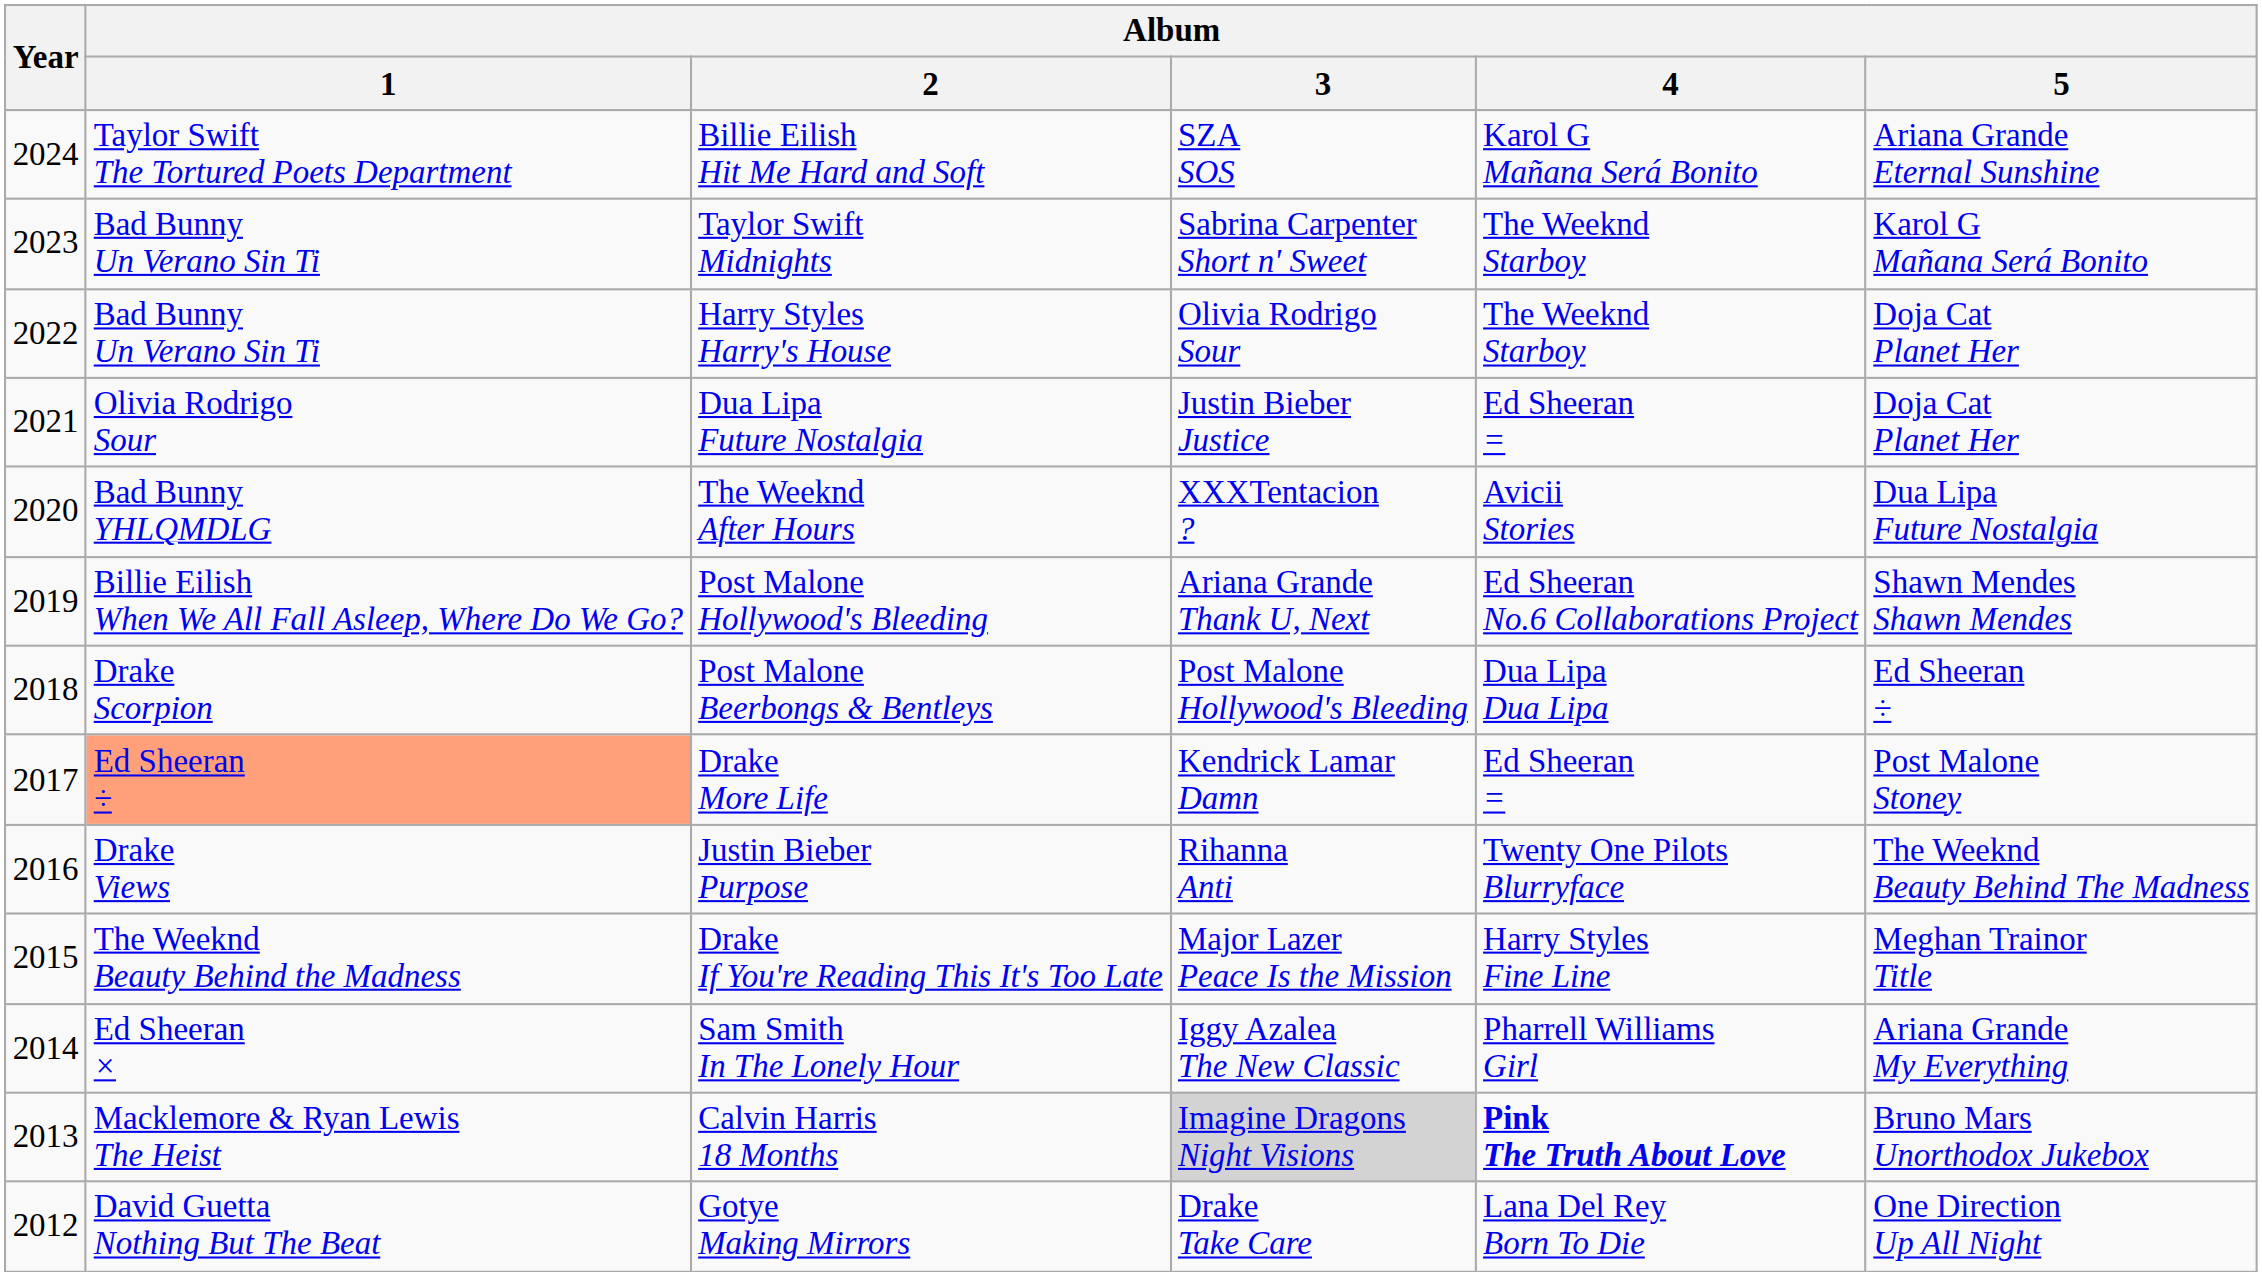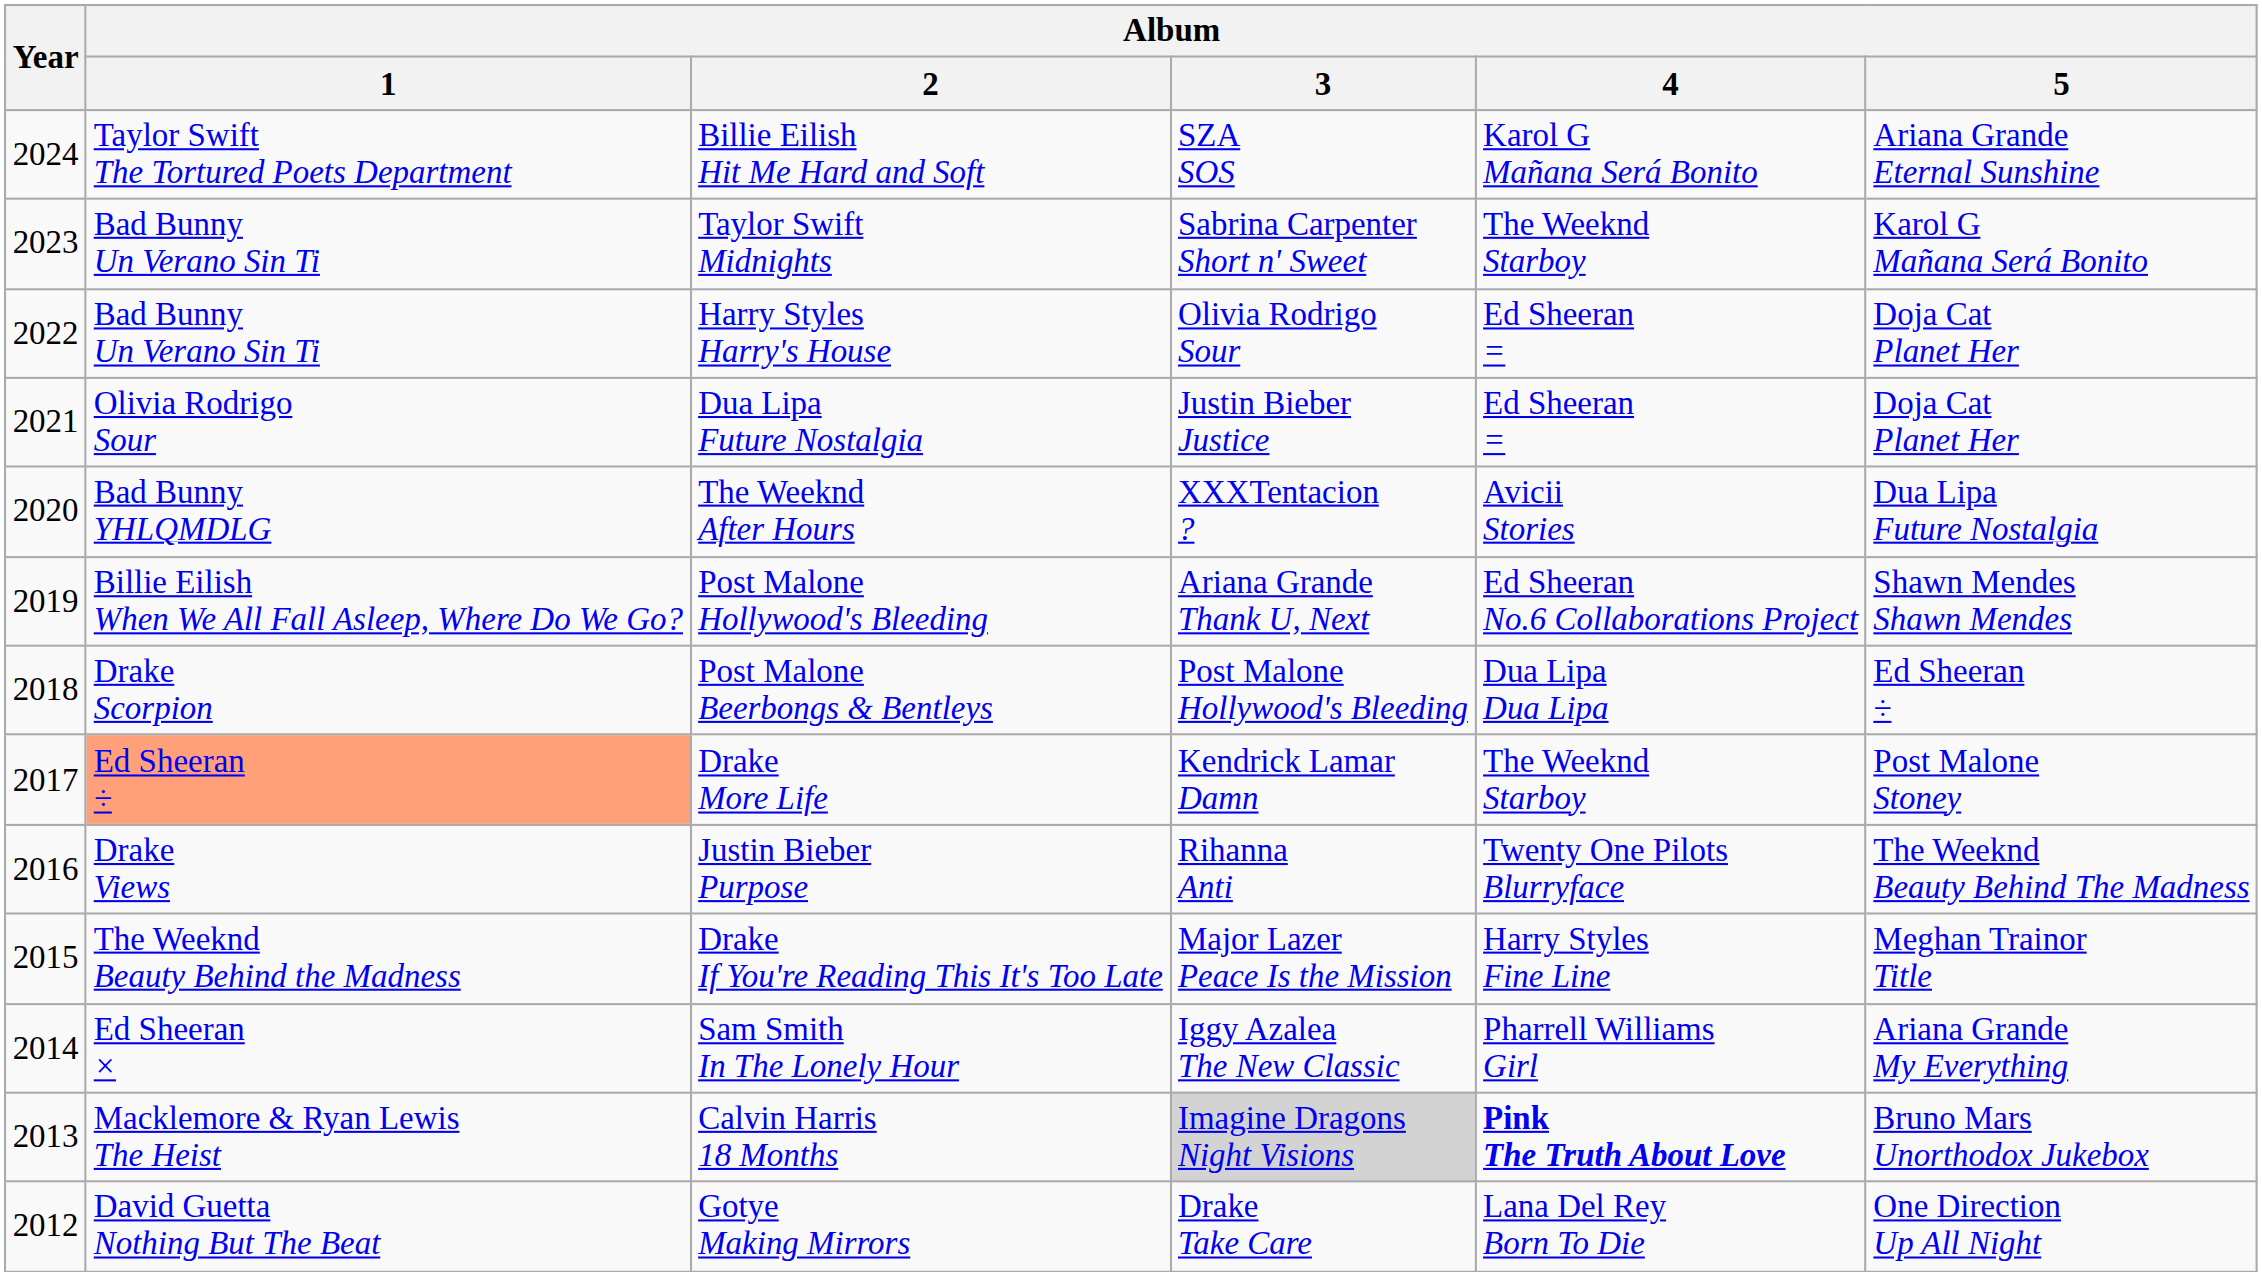(1566, 332) The Weeknd Starboy -> (1559, 332) Ed Sheeran =
(1559, 779) Ed Sheeran = -> (1566, 779) The Weeknd Starboy
